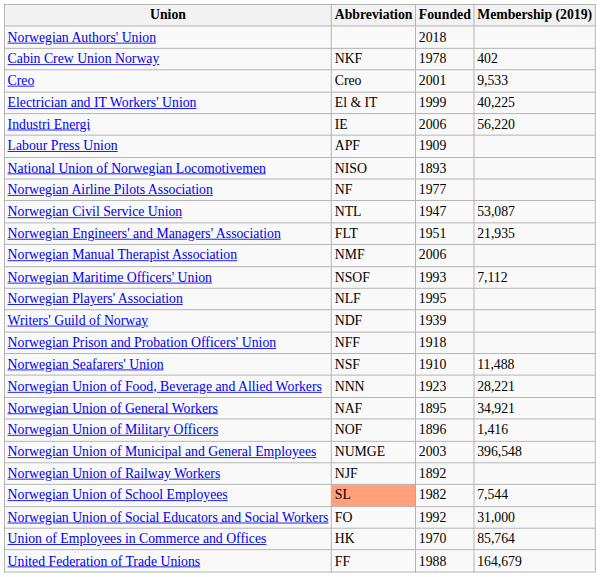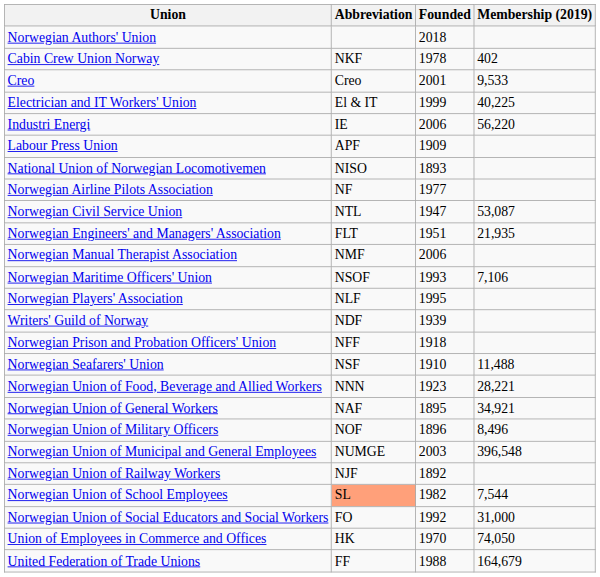(492, 277) 7,112 -> (493, 277) 7,106
(493, 430) 1,416 -> (493, 430) 8,496
(496, 539) 85,764 -> (496, 539) 74,050
